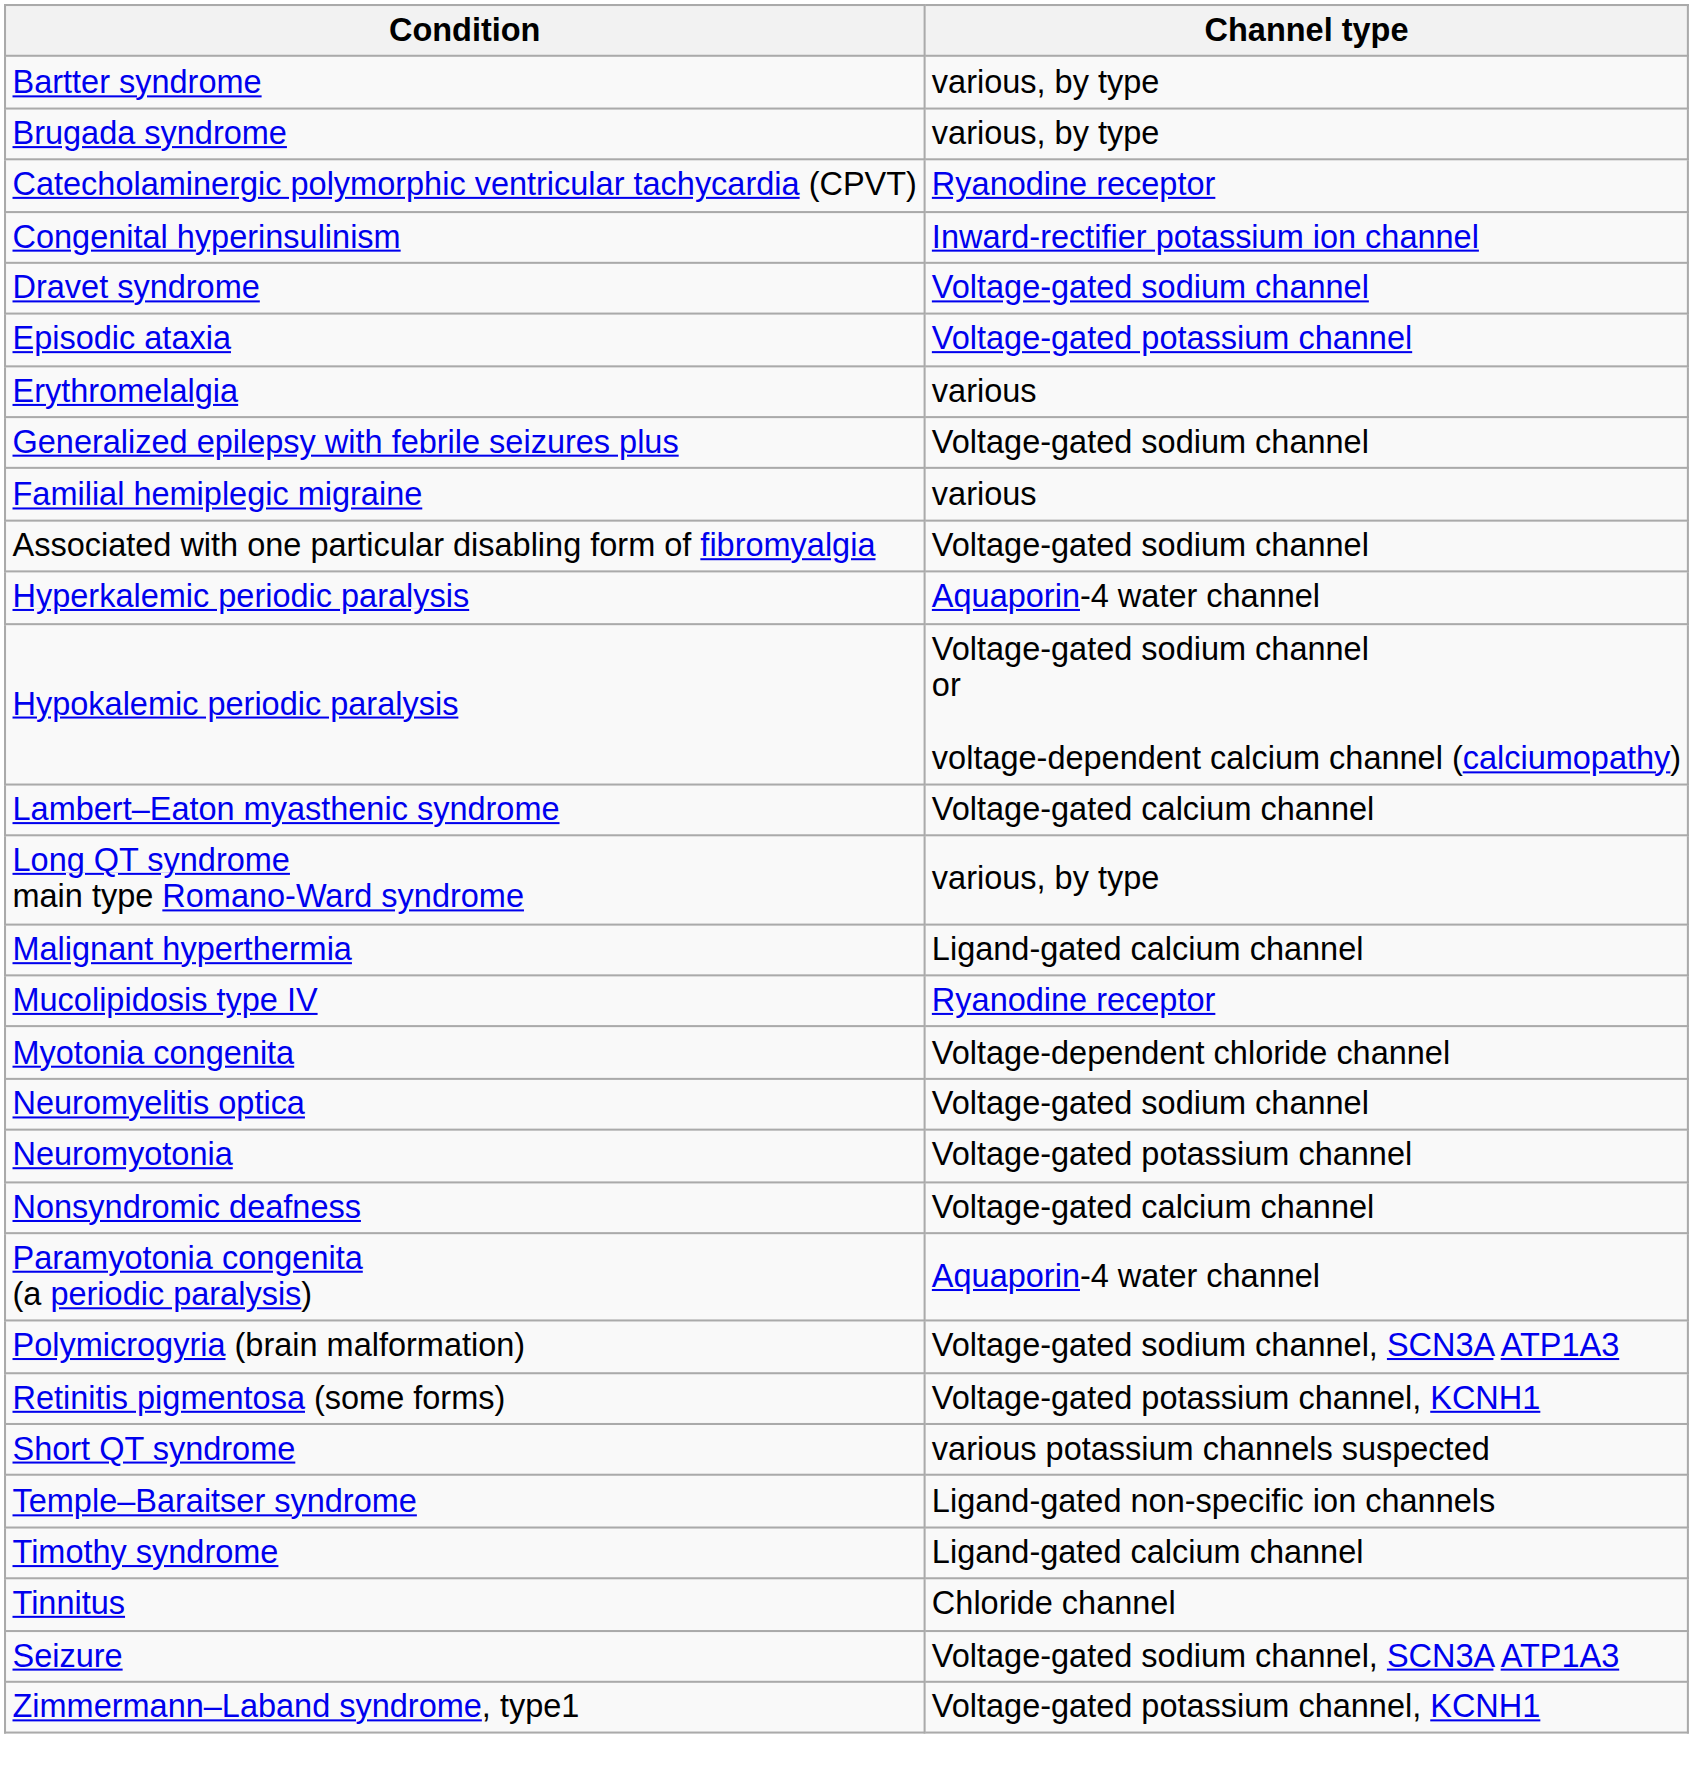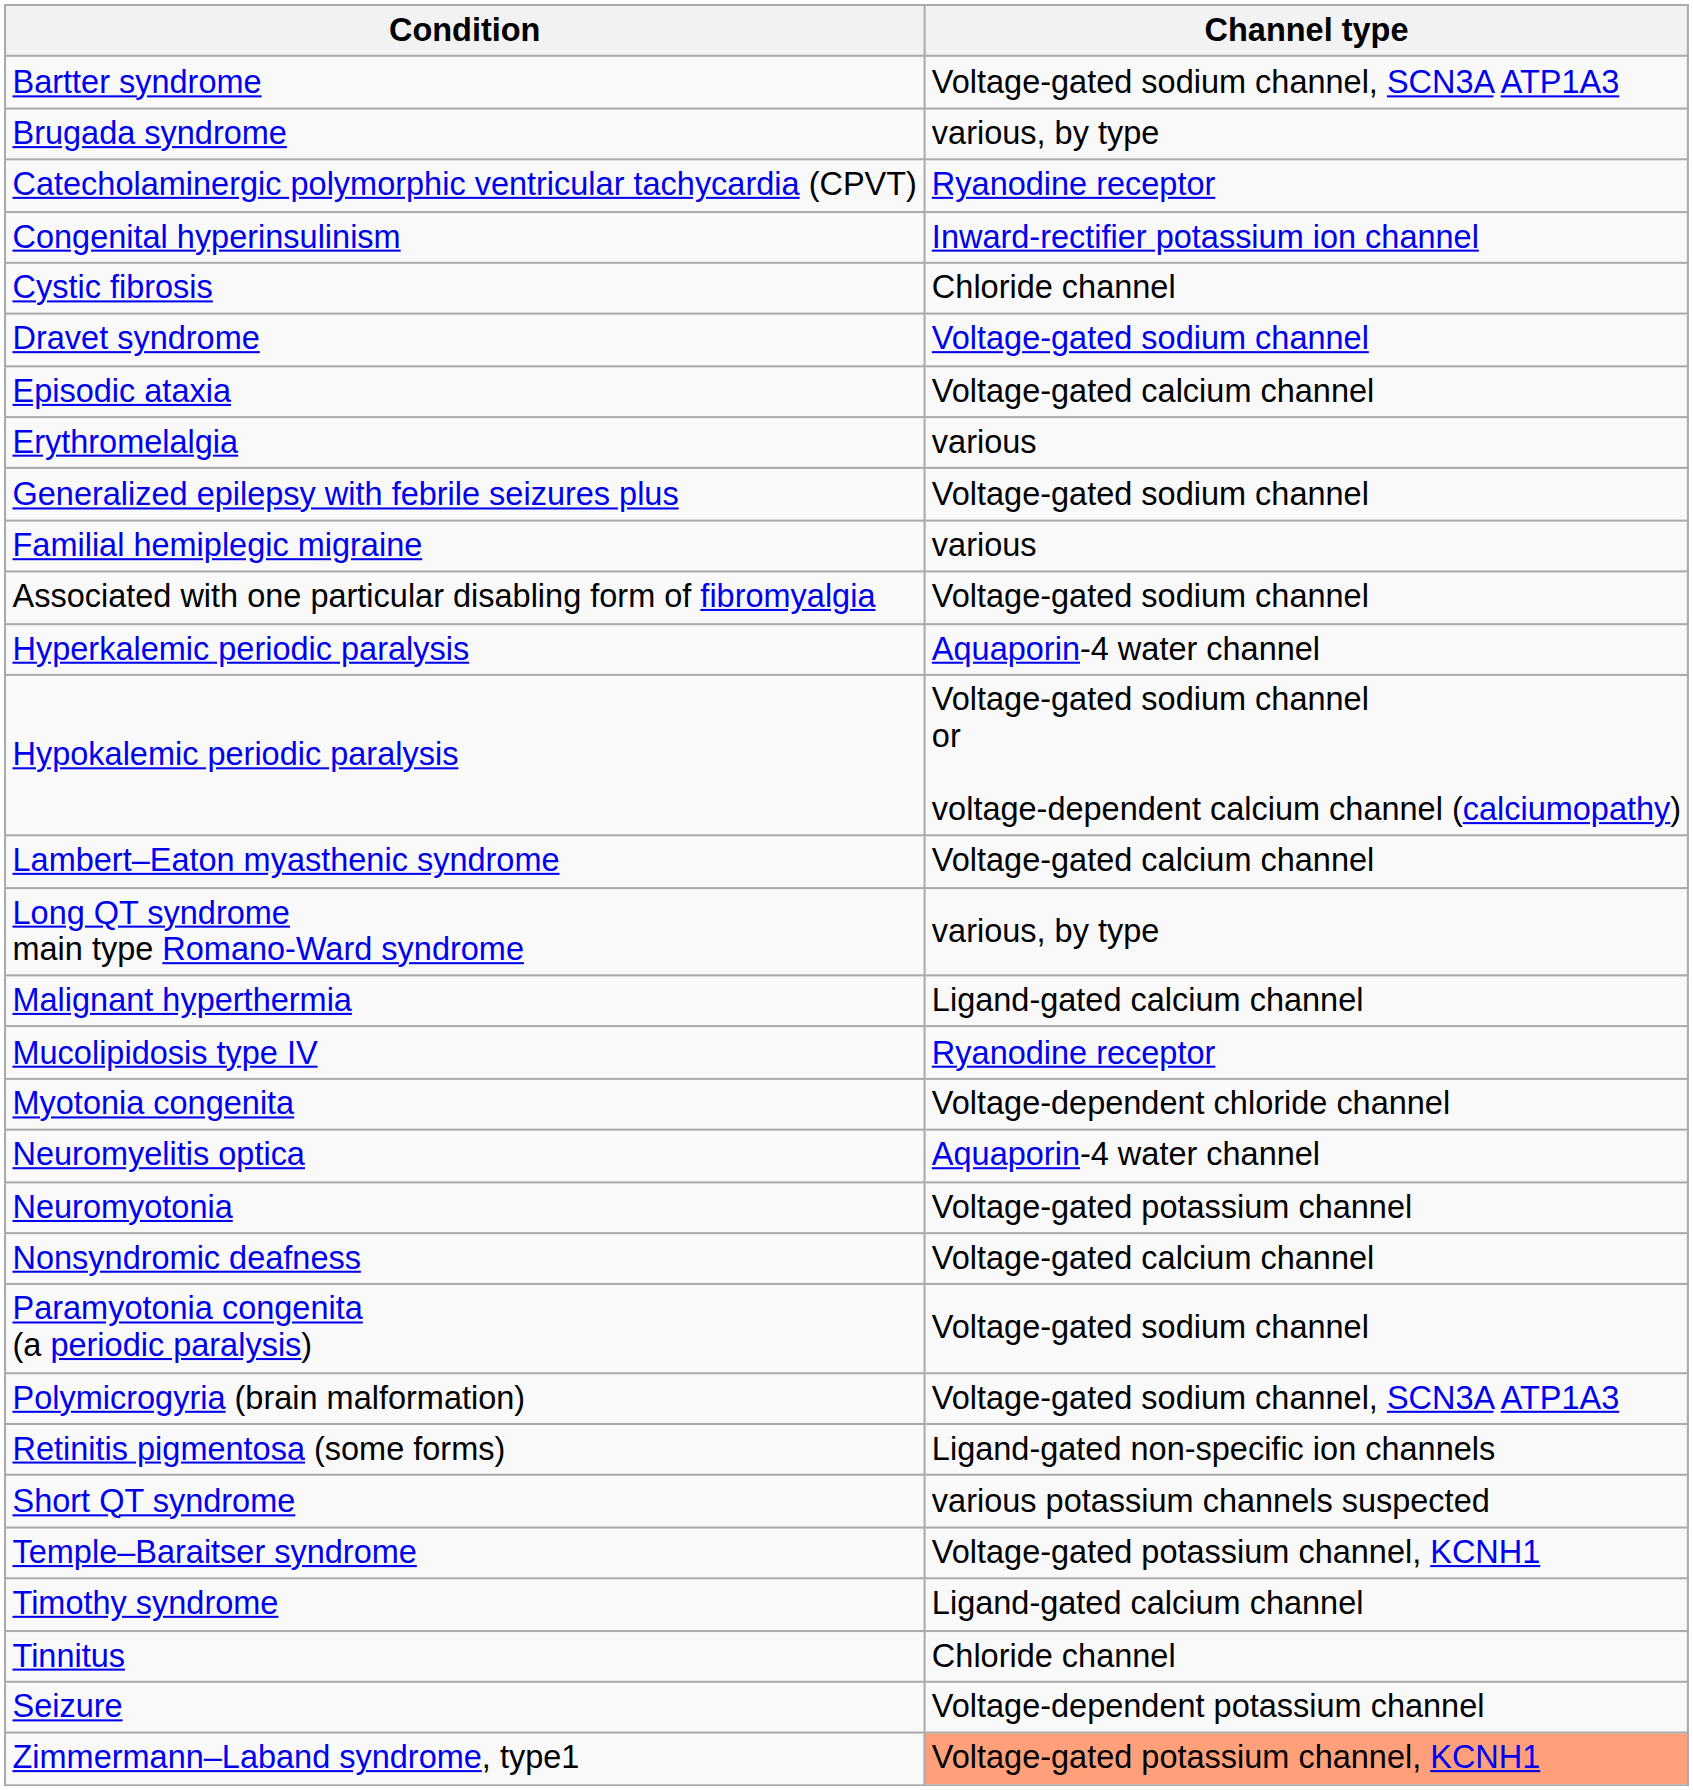(1046, 81) various, by type -> (1276, 81) Voltage-gated sodium channel, SCN3A ATP1A3
+ row: (113, 287)
(1172, 339) Voltage-gated potassium channel -> (1153, 390) Voltage-gated calcium channel
(1150, 1103) Voltage-gated sodium channel -> (1126, 1155) Aquaporin-4 water channel
(1126, 1276) Aquaporin-4 water channel -> (1150, 1327) Voltage-gated sodium channel
(1236, 1397) Voltage-gated potassium channel, KCNH1 -> (1214, 1449) Ligand-gated non-specific ion channels
(1214, 1500) Ligand-gated non-specific ion channels -> (1236, 1552) Voltage-gated potassium channel, KCNH1
(1276, 1655) Voltage-gated sodium channel, SCN3A ATP1A3 -> (1208, 1706) Voltage-dependent potassium channel
(1236, 1706) no background -> (1236, 1758) lightsalmon background
